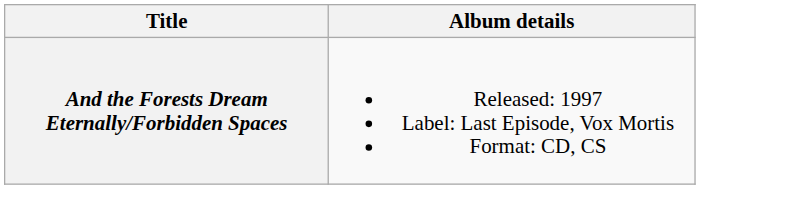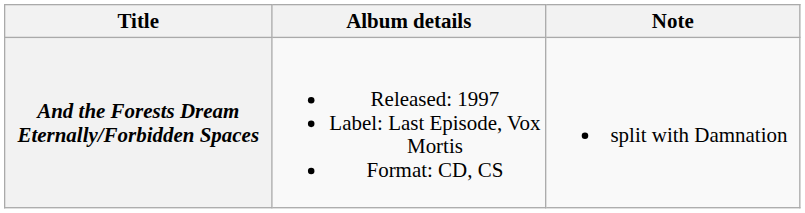+ column: (673, 21)
